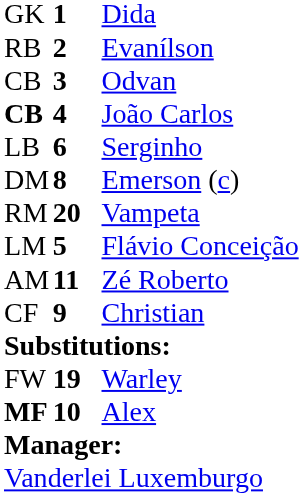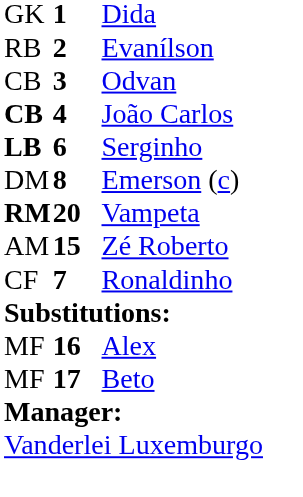(22, 146) normal -> (23, 146) bold
(26, 213) normal -> (27, 213) bold
- row: (200, 246)
(66, 279) 11 -> (67, 246) 15
- row: (153, 312)
+ row: (167, 279)
- row: (142, 378)
(26, 411) bold -> (24, 345) normal
(67, 411) 10 -> (67, 345) 16
+ row: (128, 378)
